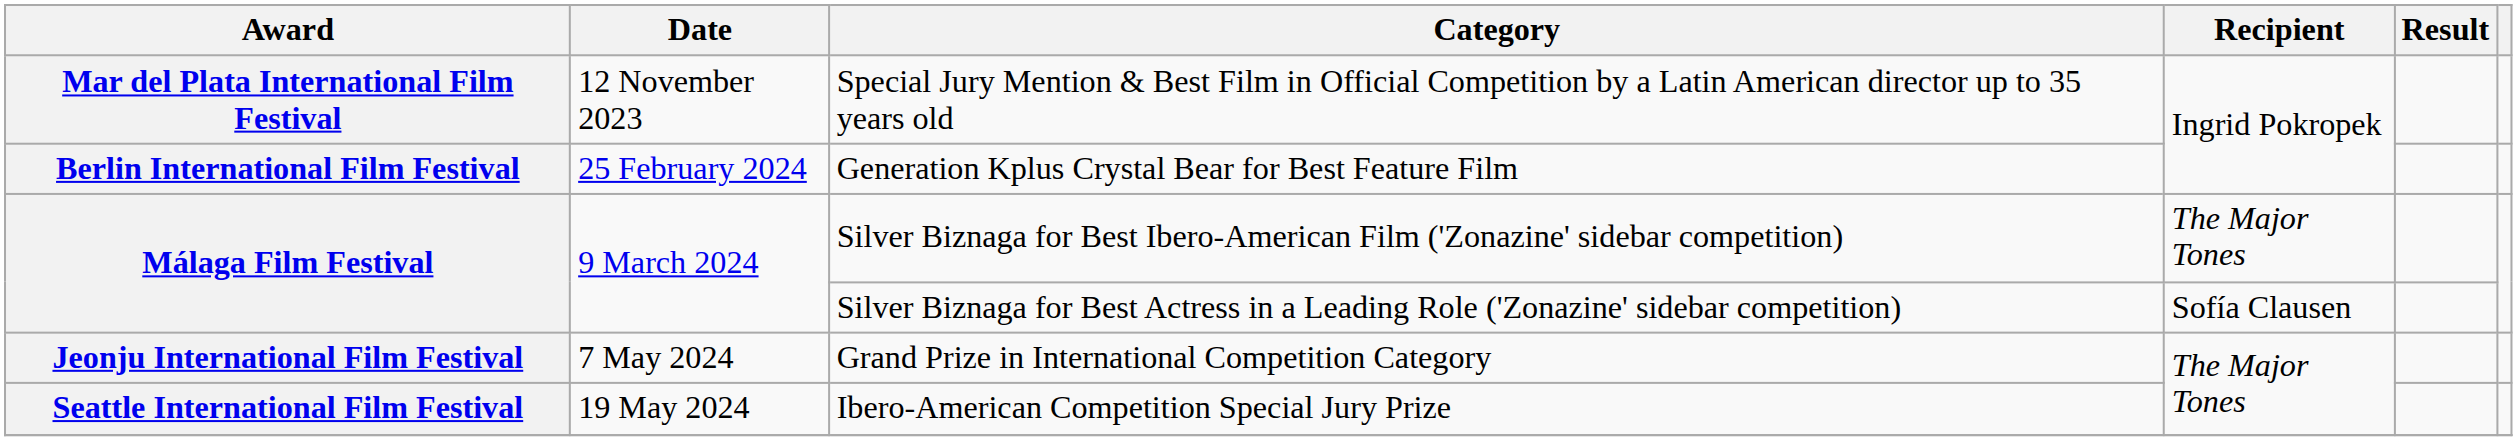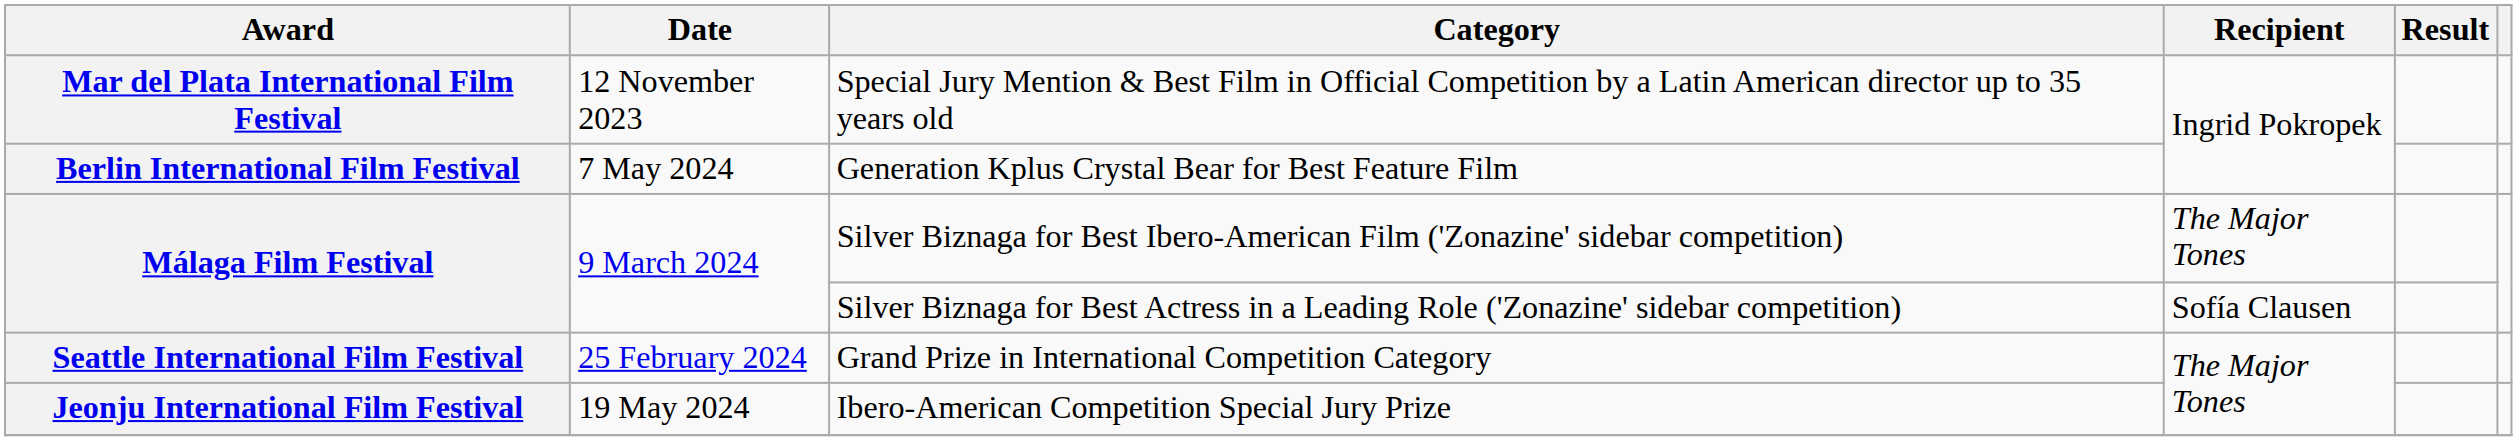(692, 168) 25 February 2024 -> (656, 168) 7 May 2024
(288, 357) Jeonju International Film Festival -> (288, 357) Seattle International Film Festival
(656, 357) 7 May 2024 -> (692, 357) 25 February 2024
(288, 408) Seattle International Film Festival -> (288, 408) Jeonju International Film Festival
